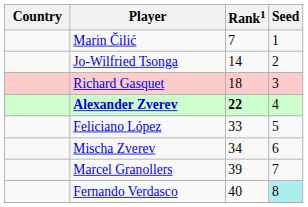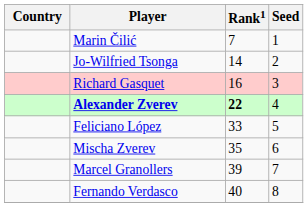(235, 83) 18 -> (235, 83) 16
(235, 148) 34 -> (235, 148) 35
(275, 191) paleturquoise background -> (275, 191) no background
